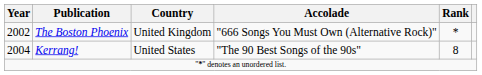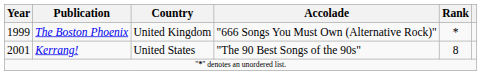(19, 31) 2002 -> (19, 31) 1999
(19, 50) 2004 -> (19, 50) 2001
